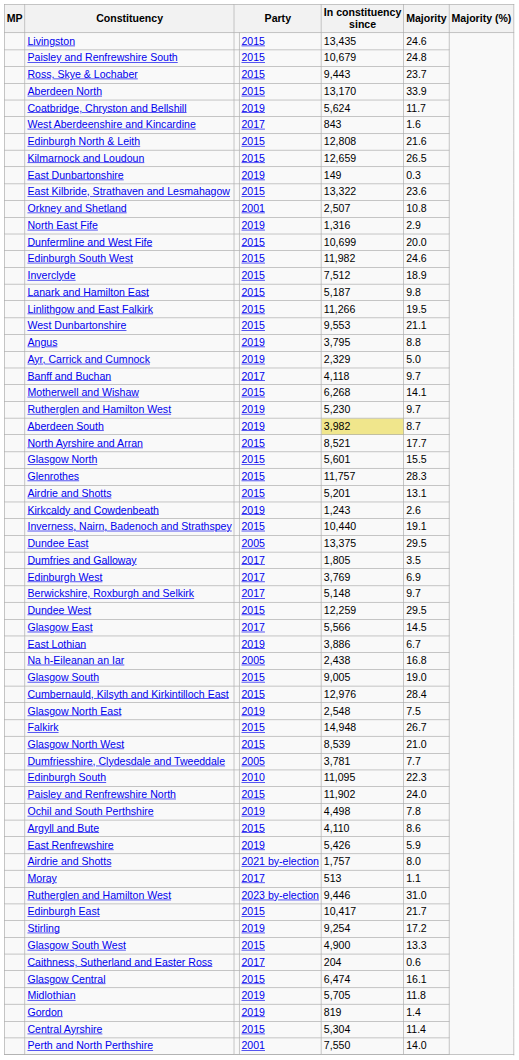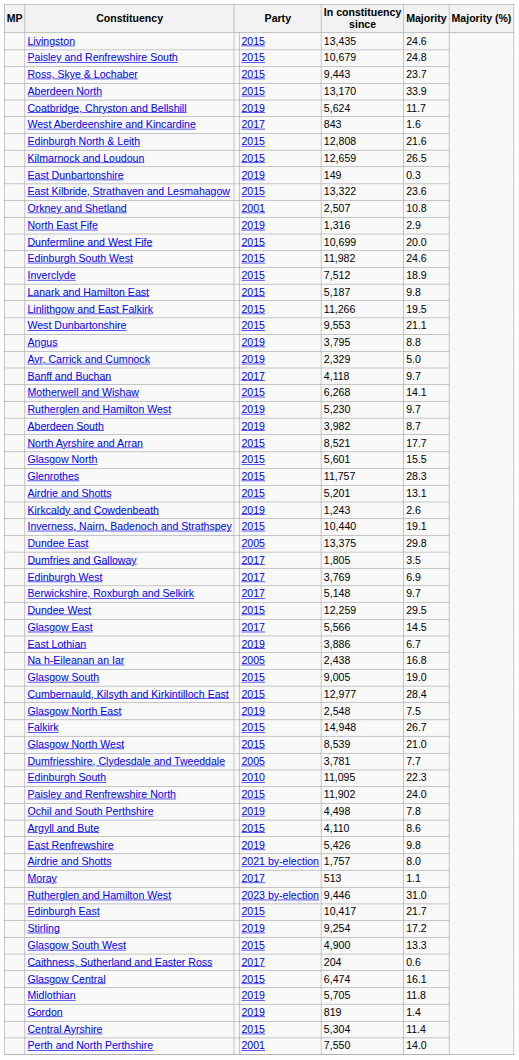(337, 426) khaki background -> (337, 426) no background
(416, 543) 29.5 -> (416, 543) 29.8
(340, 694) 12,976 -> (340, 694) 12,977
(414, 845) 5.9 -> (414, 845) 9.8
